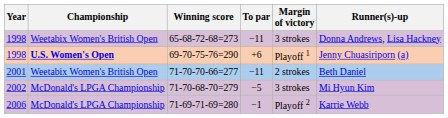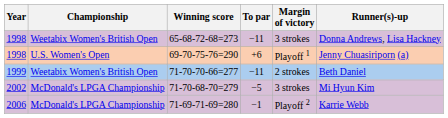(72, 55) bold -> (70, 55) normal
(16, 72) 2001 -> (16, 72) 1999
